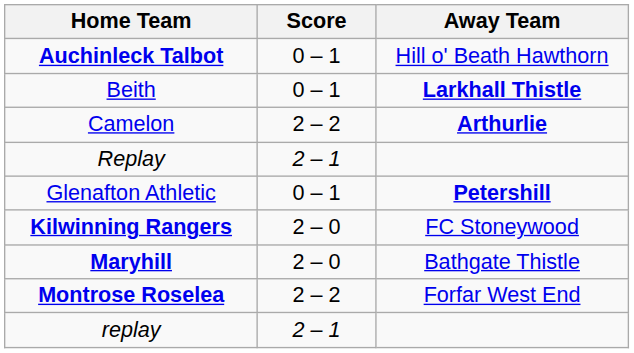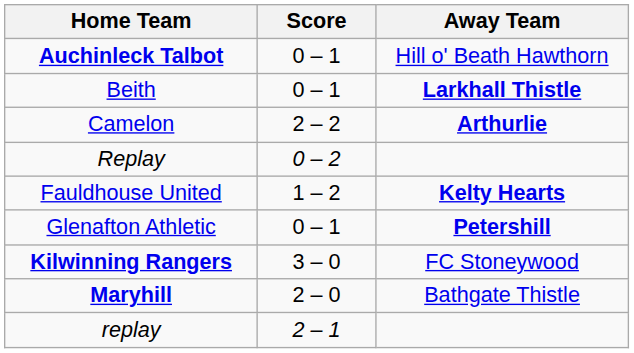(317, 158) 2 – 1 -> (317, 158) 0 – 2
+ row: (131, 192)
(317, 227) 2 – 0 -> (317, 261) 3 – 0
- row: (131, 295)
